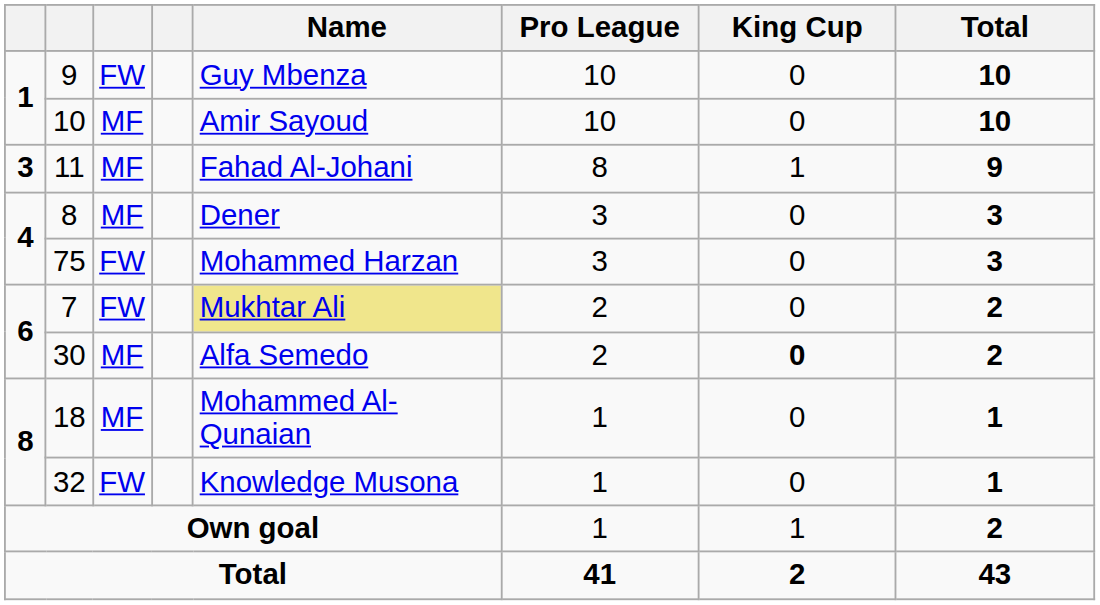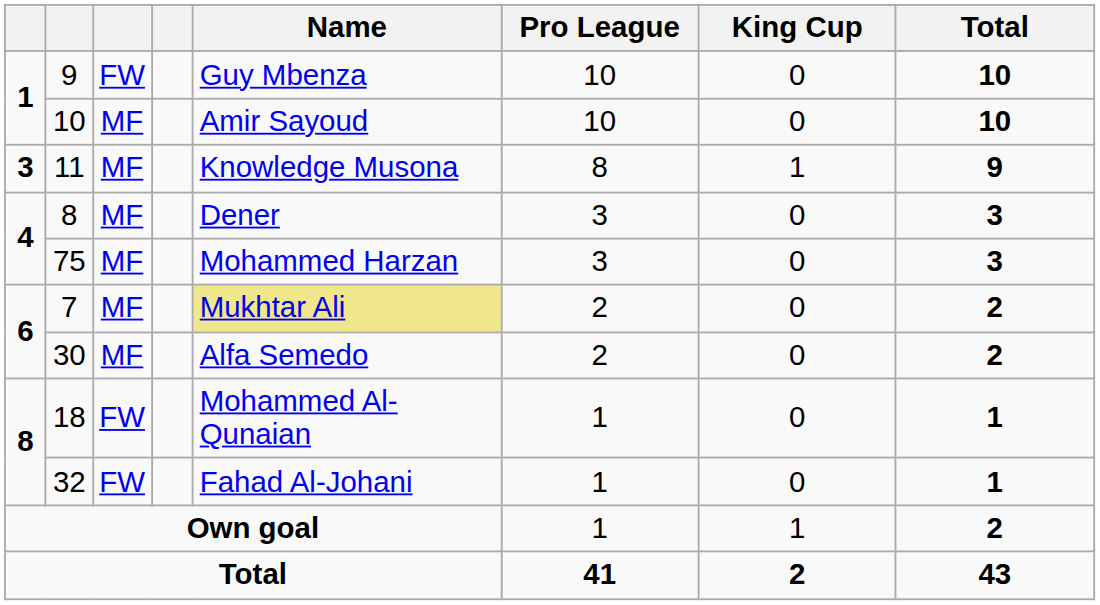(306, 167) Fahad Al-Johani -> (329, 167) Knowledge Musona
(122, 261) FW -> (122, 261) MF
(122, 307) FW -> (122, 307) MF
(797, 354) bold -> (797, 354) normal
(122, 417) MF -> (122, 417) FW
(329, 481) Knowledge Musona -> (306, 481) Fahad Al-Johani
